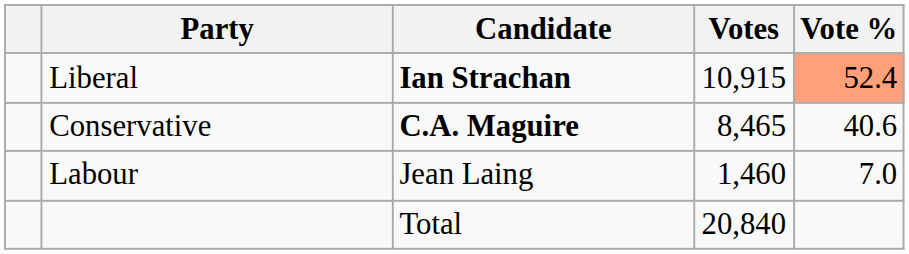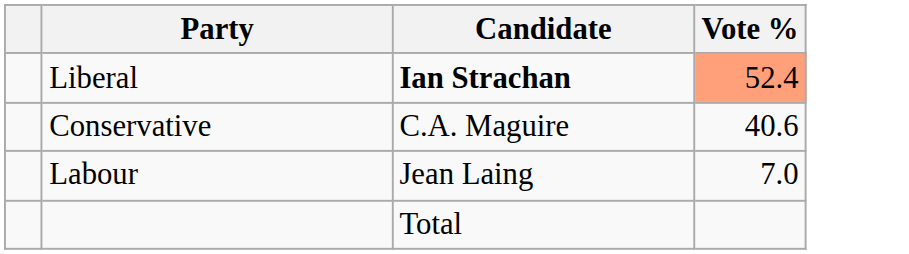- column: (744, 28)
(489, 126) bold -> (484, 126) normal
